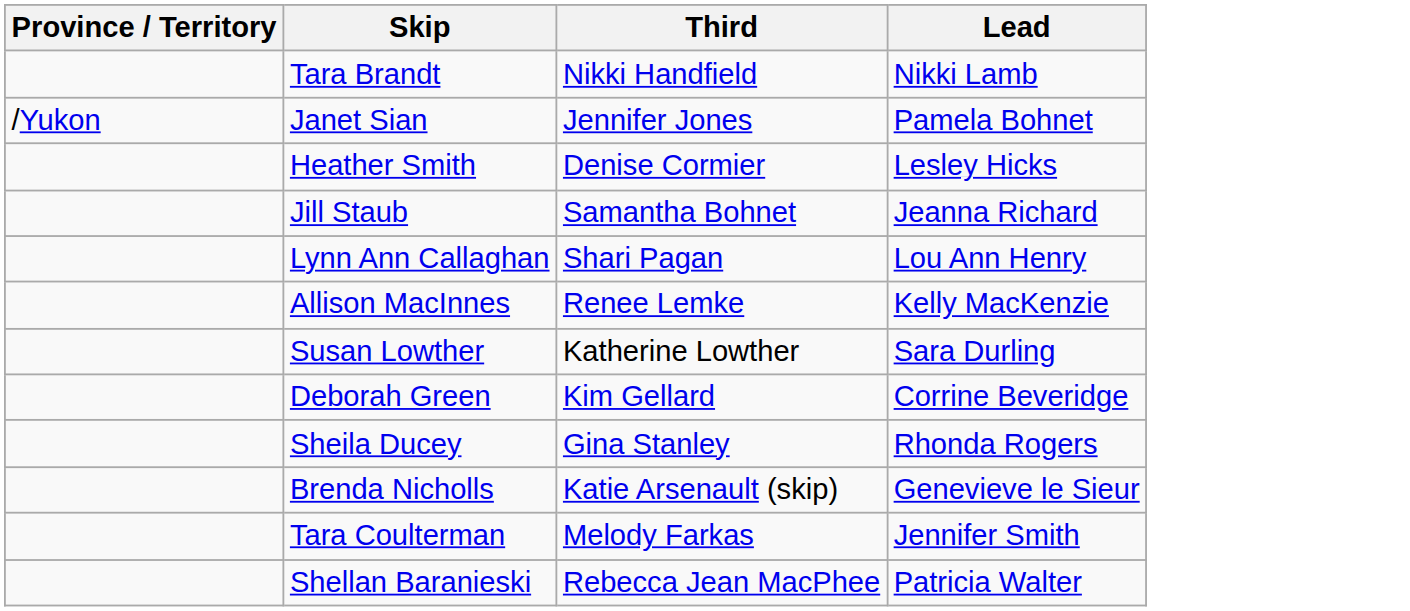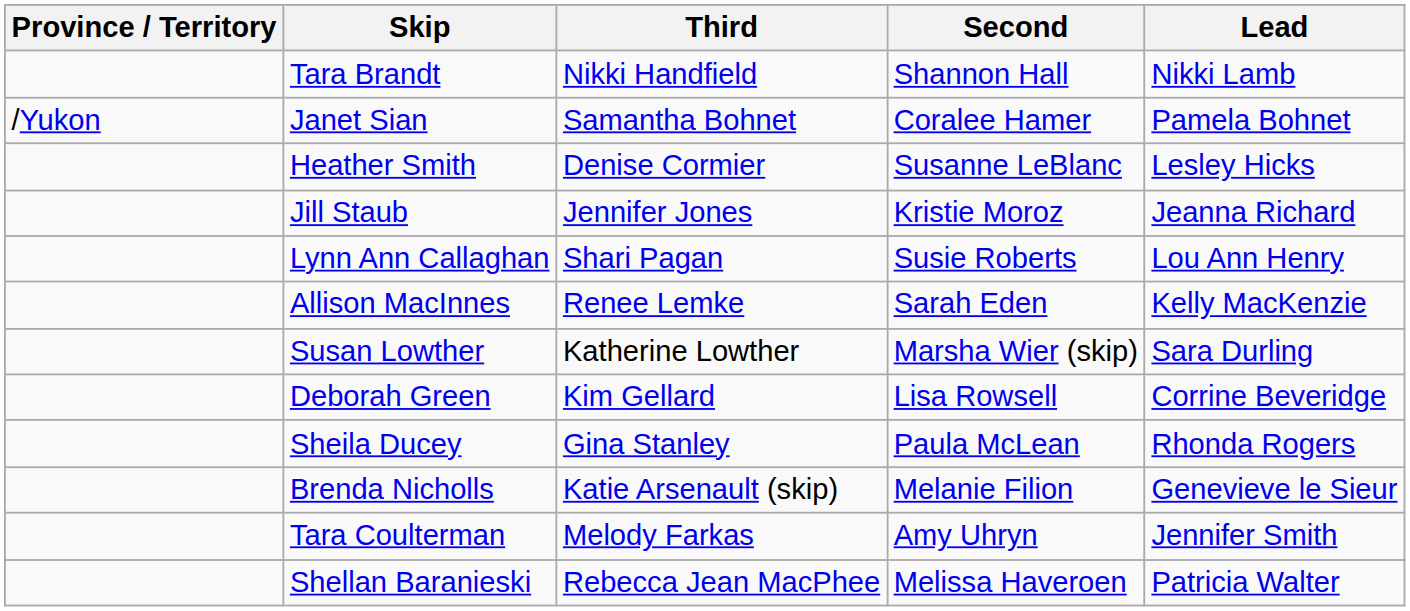+ column: (1016, 27)
(658, 119) Jennifer Jones -> (680, 119) Samantha Bohnet
(680, 212) Samantha Bohnet -> (658, 212) Jennifer Jones
